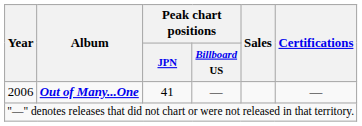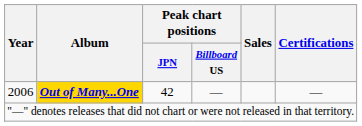(89, 92) no background -> (89, 92) gold background
(167, 92) 41 -> (167, 92) 42
